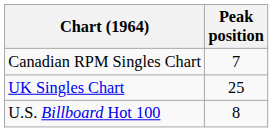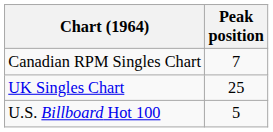(236, 113) 8 -> (236, 113) 5
